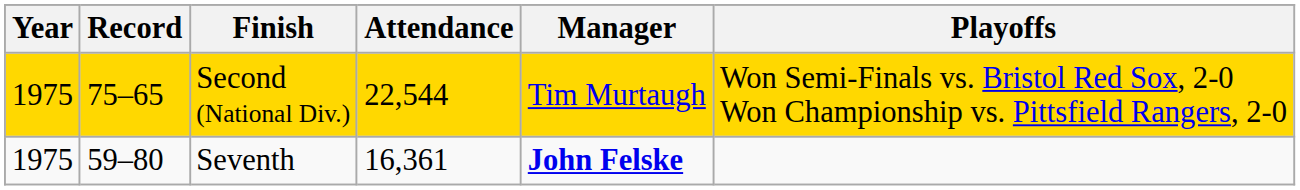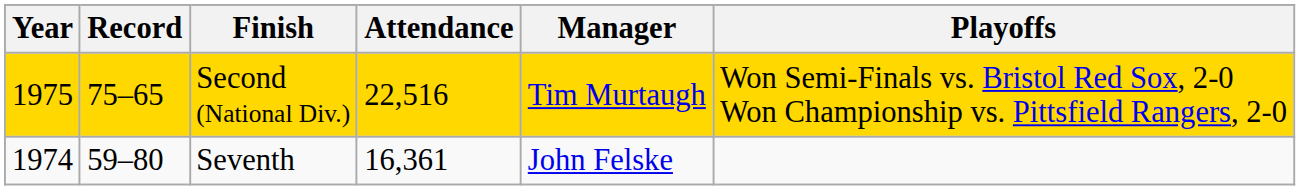(406, 94) 22,544 -> (406, 94) 22,516
(43, 160) 1975 -> (43, 160) 1974
(605, 160) bold -> (600, 160) normal
